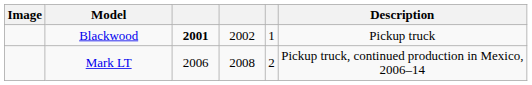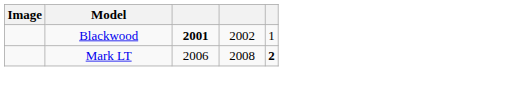- column: (402, 14)
(272, 63) normal -> (272, 55) bold
